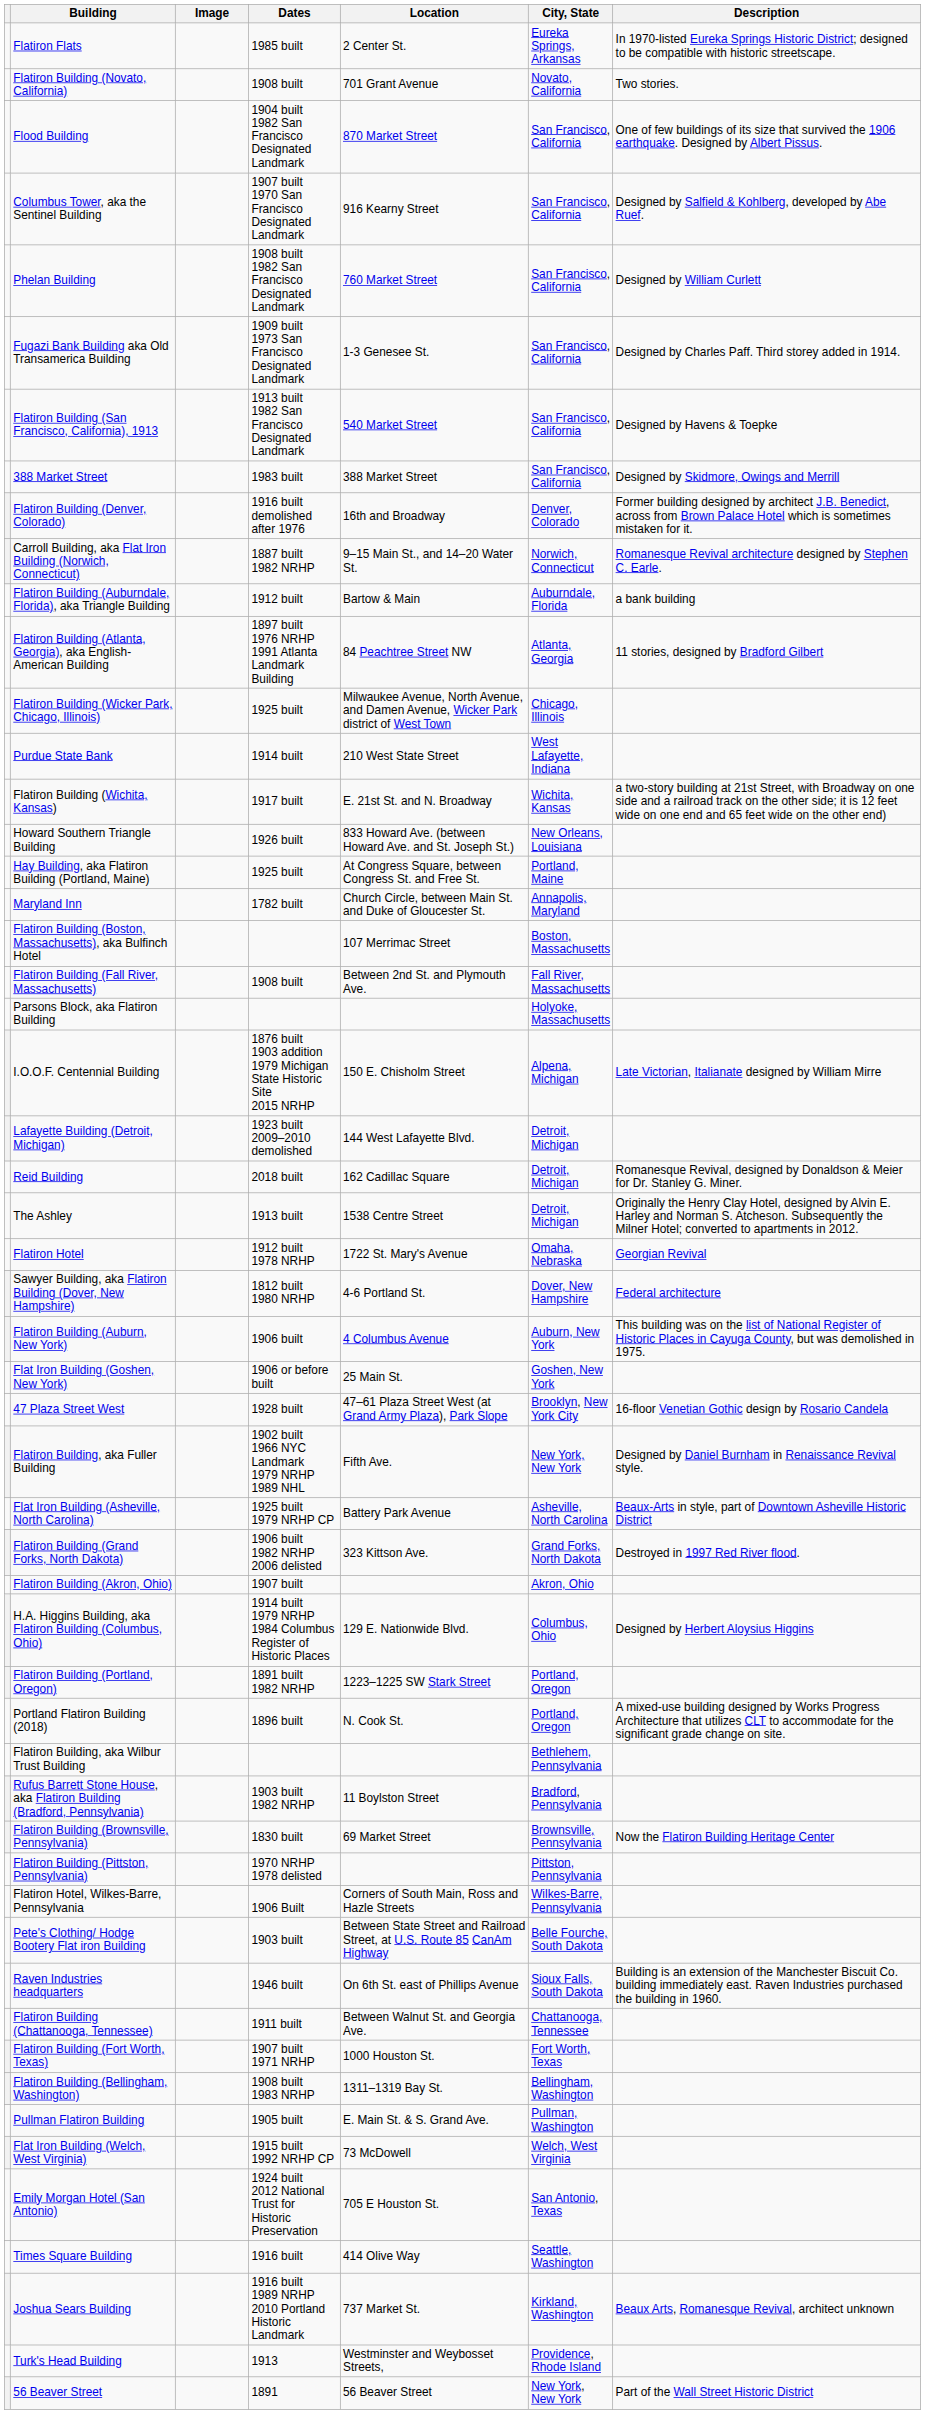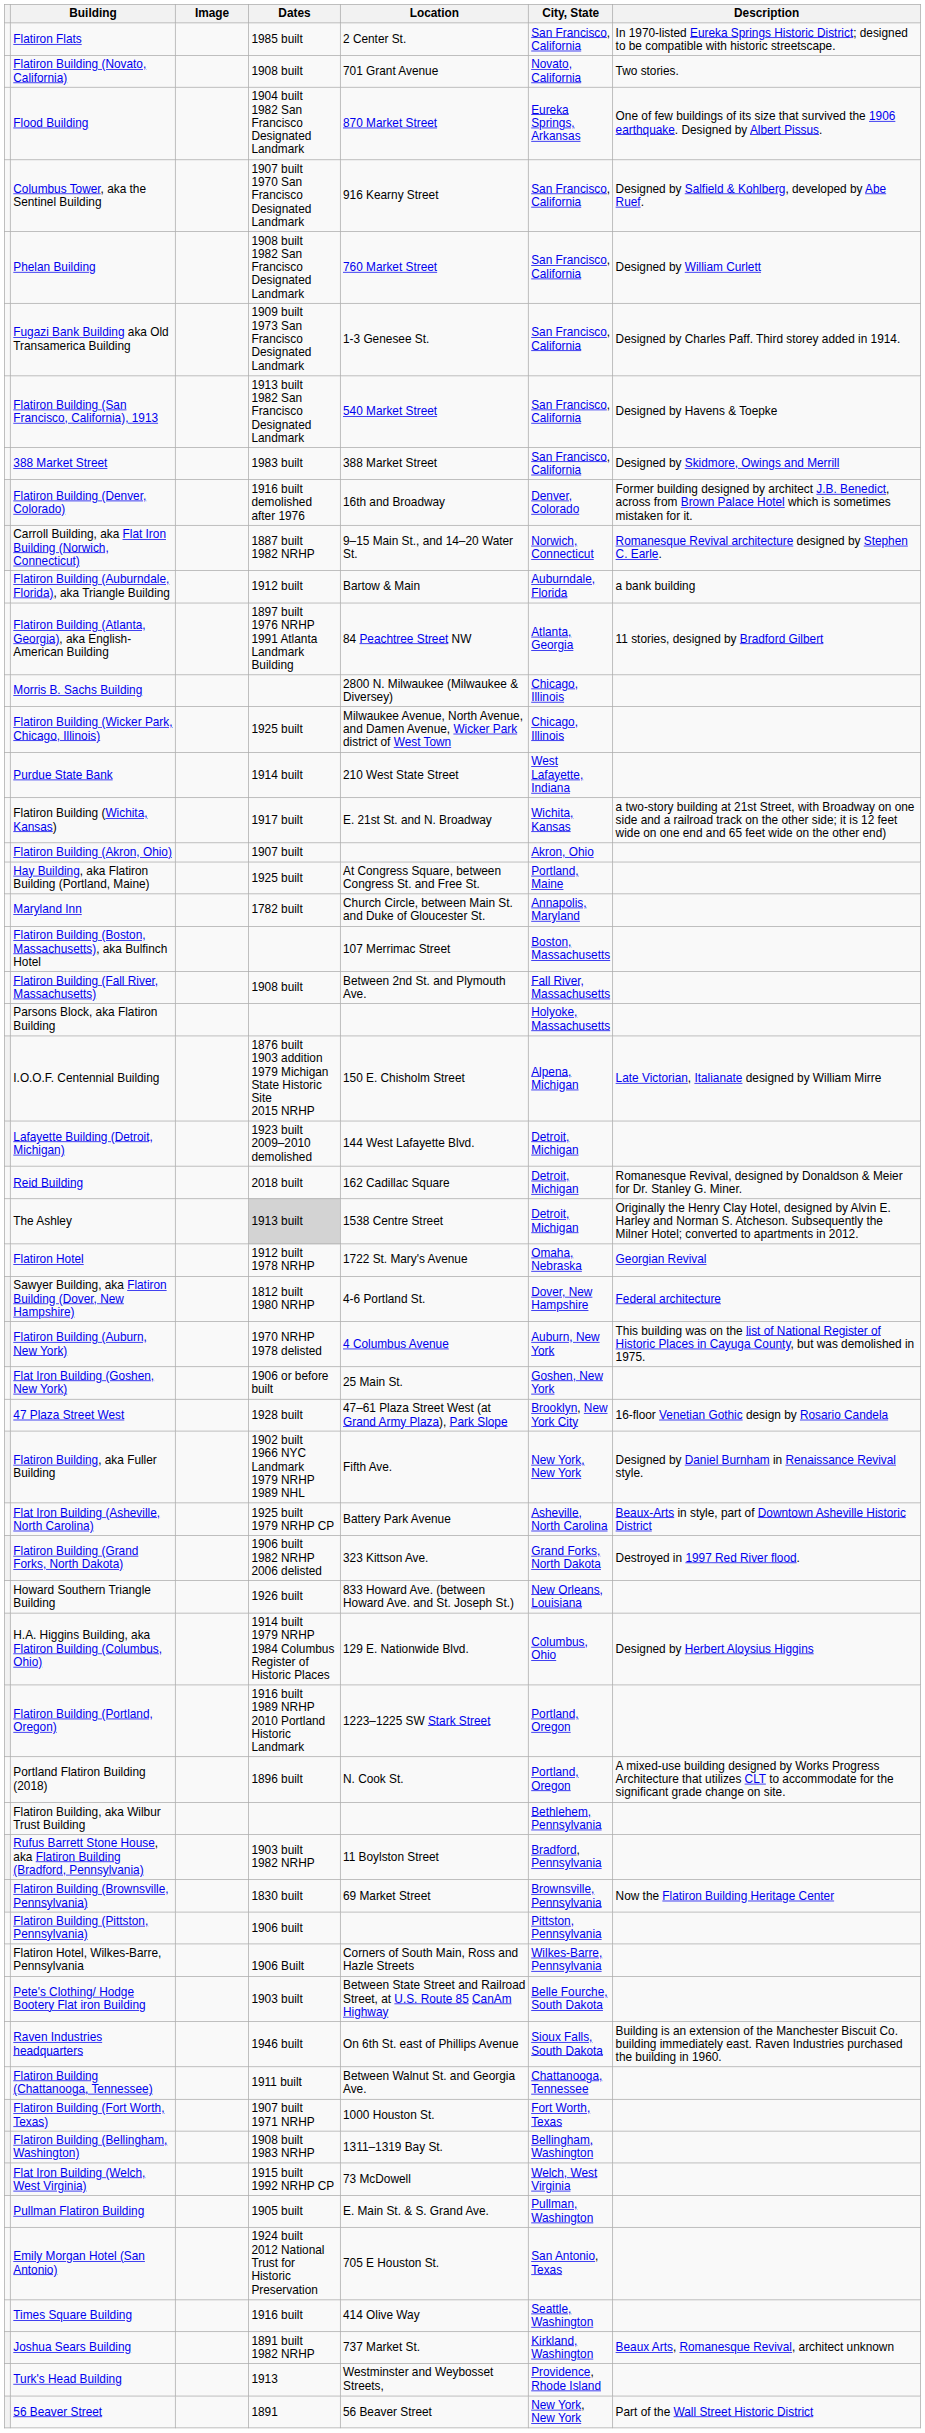(556, 45) Eureka Springs, Arkansas -> (571, 39) San Francisco, California
(571, 136) San Francisco, California -> (556, 123) Eureka Springs, Arkansas
+ row: (78, 690)
rows swapped: (82, 840) <-> (93, 1584)
(277, 1215) no background -> (277, 1221) lightgrey background
(277, 1338) 1906 built -> (287, 1344) 1970 NRHP 1978 delisted
(283, 1682) 1891 built 1982 NRHP -> (288, 1720) 1916 built 1989 NRHP 2010 Portland Historic Landmark
(287, 1869) 1970 NRHP 1978 delisted -> (277, 1928) 1906 built
rows swapped: (79, 2120) <-> (79, 2152)
(288, 2308) 1916 built 1989 NRHP 2010 Portland Historic Landmark -> (283, 2347) 1891 built 1982 NRHP
